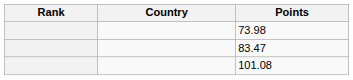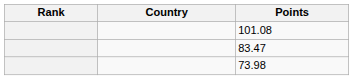rows swapped: (255, 65) <-> (252, 30)
